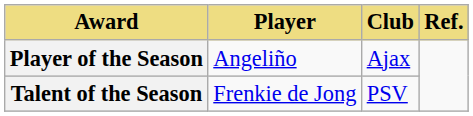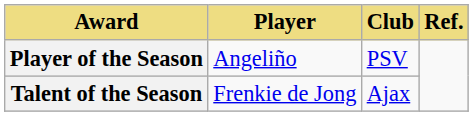(388, 57) Ajax -> (387, 57) PSV
(387, 93) PSV -> (388, 93) Ajax
